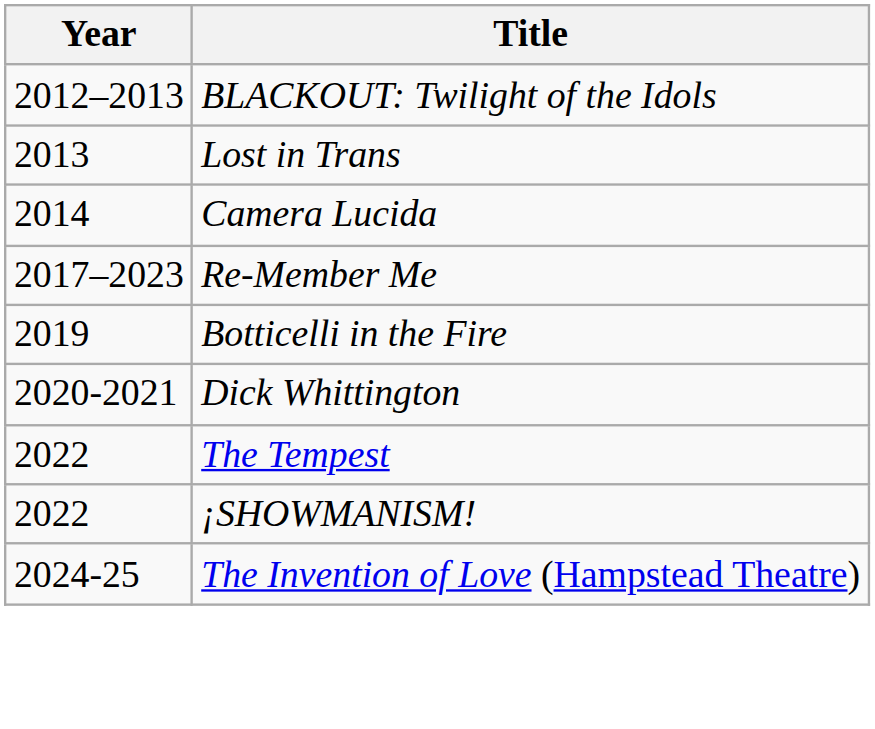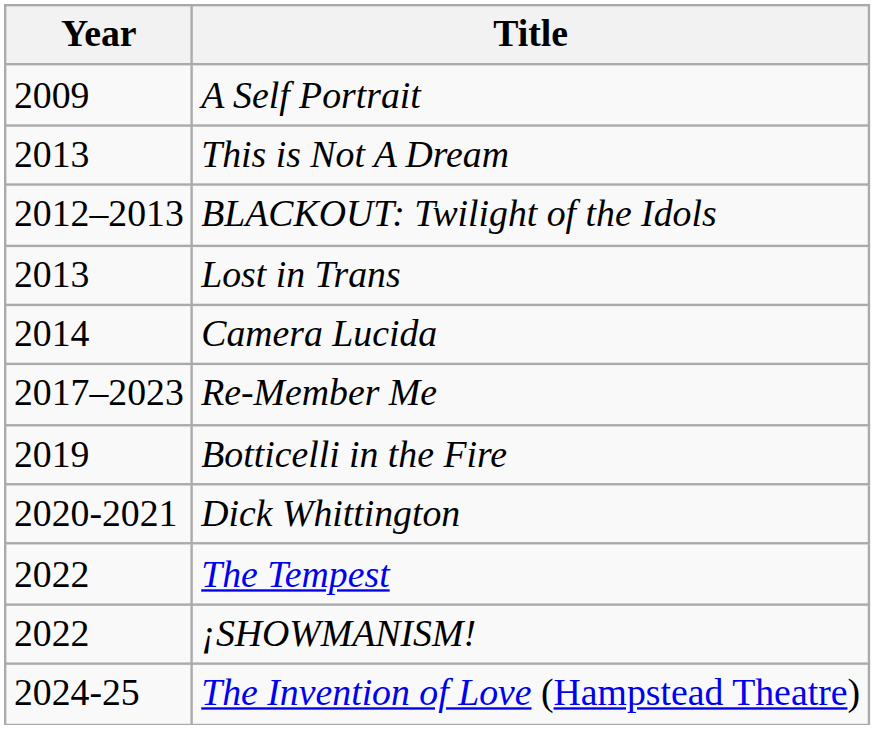+ row: (311, 94)
+ row: (355, 154)
